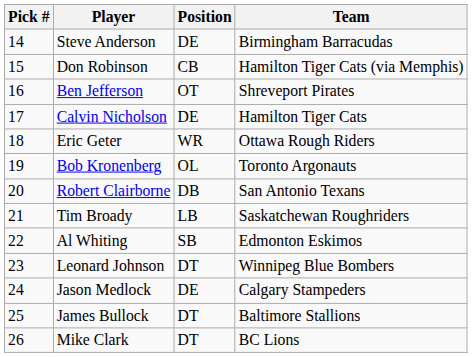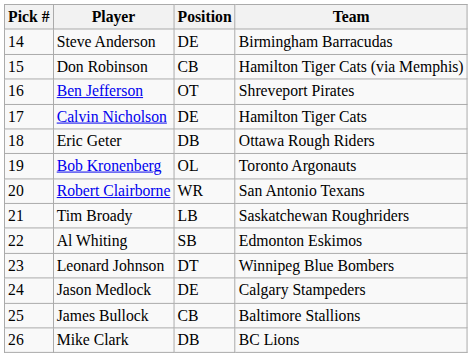(190, 141) WR -> (188, 141) DB
(188, 191) DB -> (190, 191) WR
(188, 315) DT -> (188, 315) CB
(188, 340) DT -> (188, 340) DB
